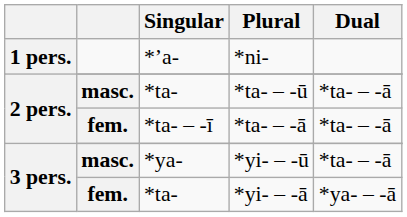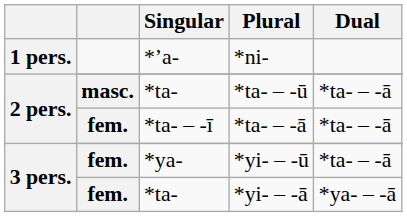(108, 159) masc. -> (108, 159) fem.
